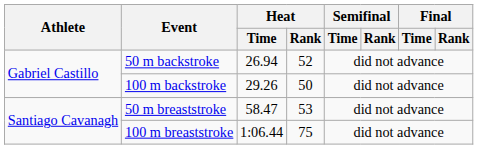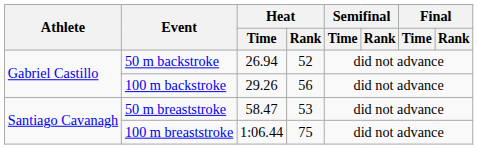(305, 85) 50 -> (305, 85) 56
